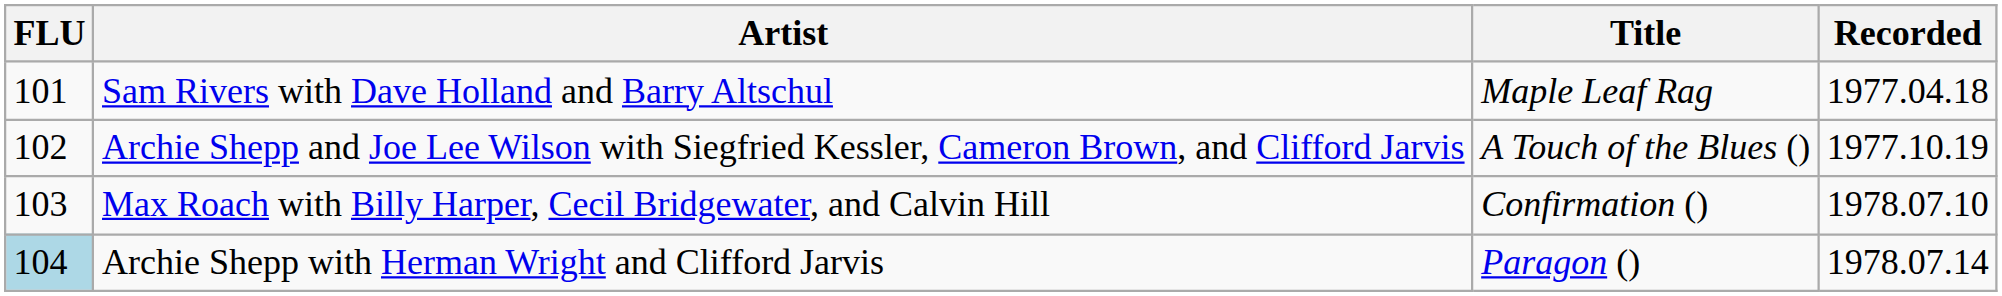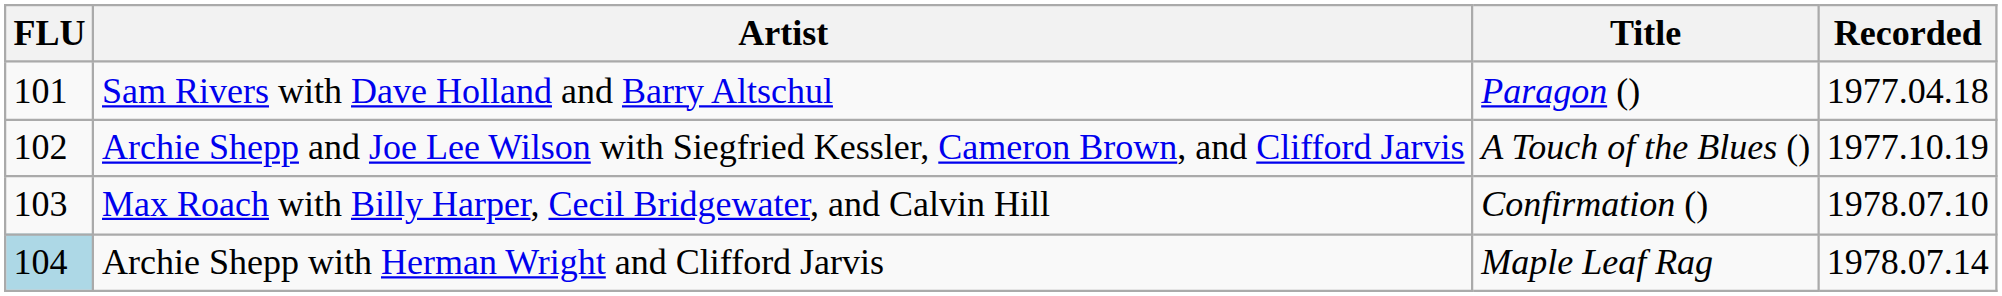(1597, 90) Maple Leaf Rag -> (1561, 90) Paragon ()
(1561, 261) Paragon () -> (1597, 261) Maple Leaf Rag
